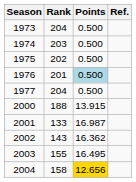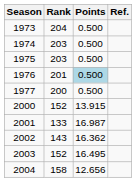(59, 59) 202 -> (59, 59) 203
(59, 91) 204 -> (59, 91) 200
(59, 106) 188 -> (59, 106) 152
(59, 153) 155 -> (59, 153) 152
(90, 169) gold background -> (90, 169) no background
